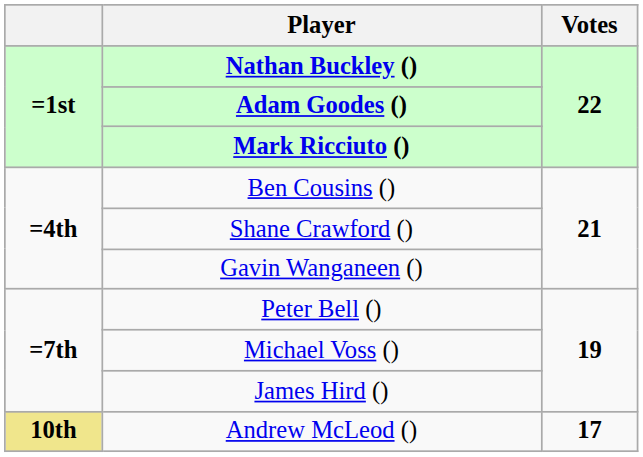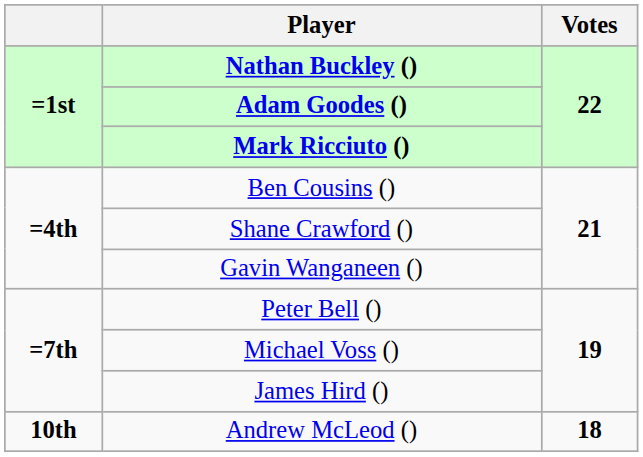(53, 431) khaki background -> (53, 431) no background
(589, 431) 17 -> (589, 431) 18
